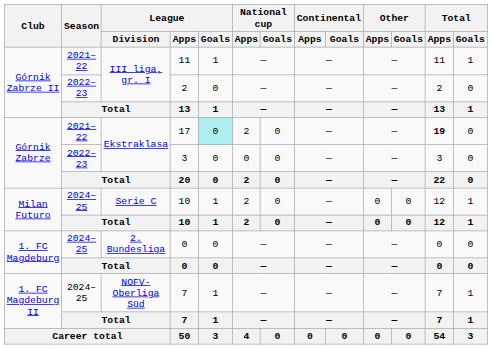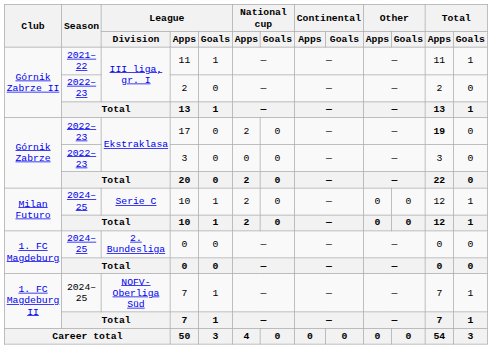(82, 131) 2021–22 -> (82, 131) 2022–23
(215, 131) paleturquoise background -> (215, 131) no background
